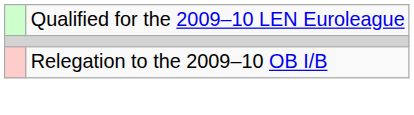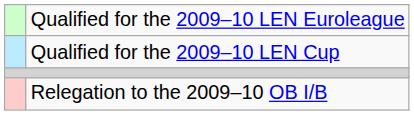+ row: (185, 51)
